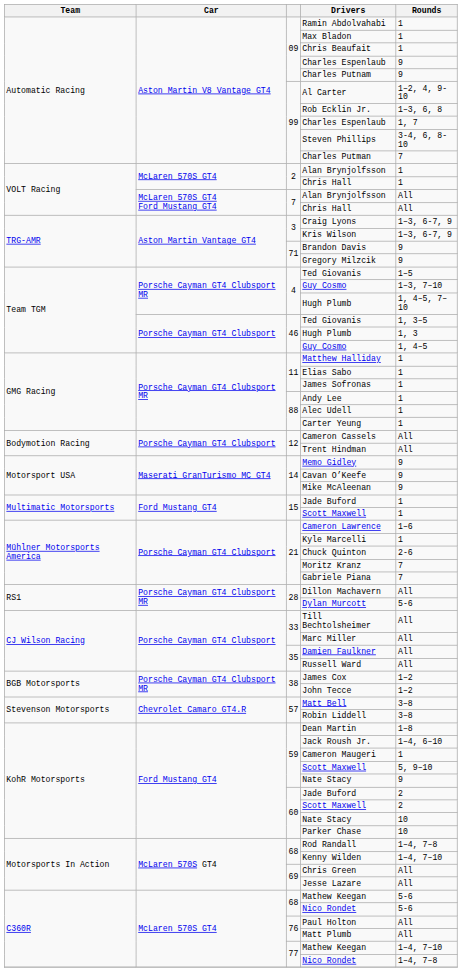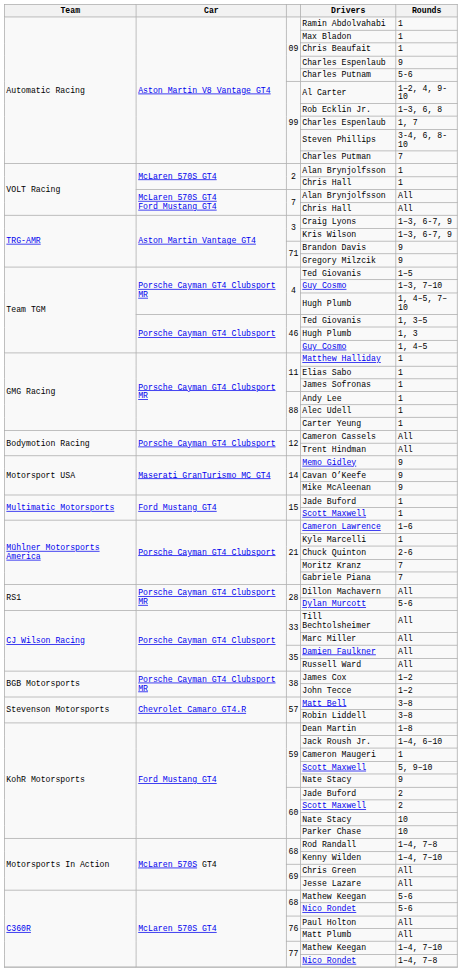(401, 75) 9 -> (405, 75) 5-6
